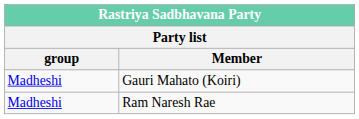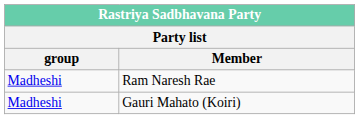rows swapped: (181, 80) <-> (169, 102)
